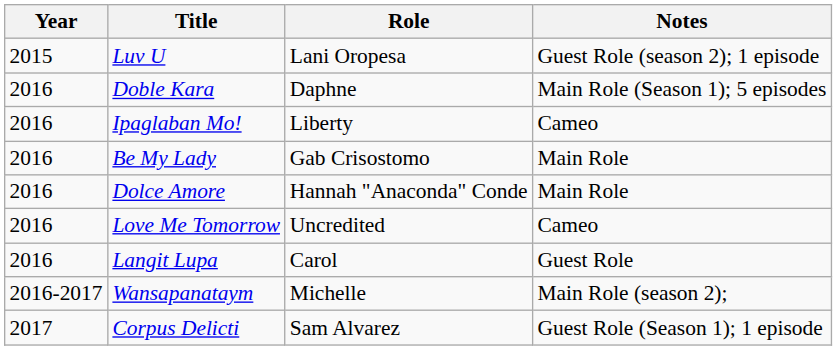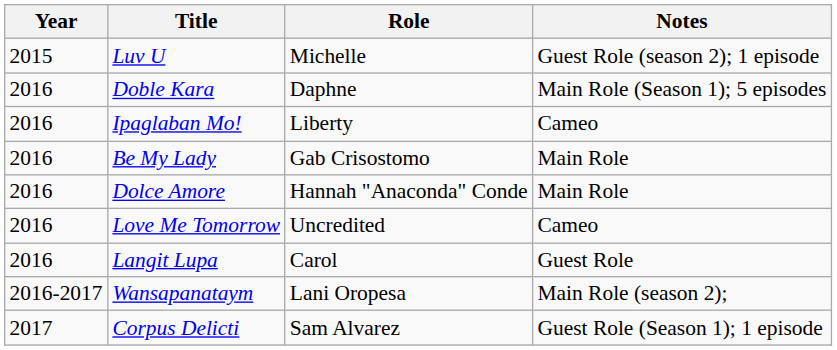(348, 55) Lani Oropesa -> (328, 55) Michelle
(328, 293) Michelle -> (348, 293) Lani Oropesa
